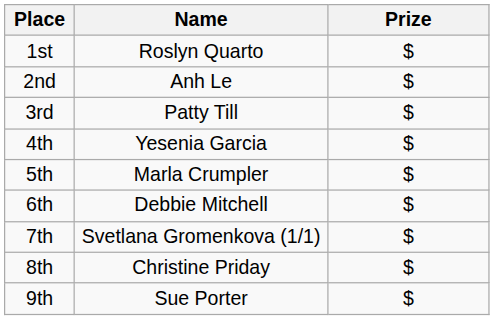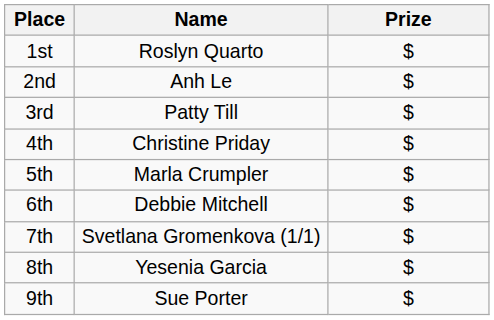(201, 143) Yesenia Garcia -> (201, 143) Christine Priday
(201, 267) Christine Priday -> (201, 267) Yesenia Garcia
